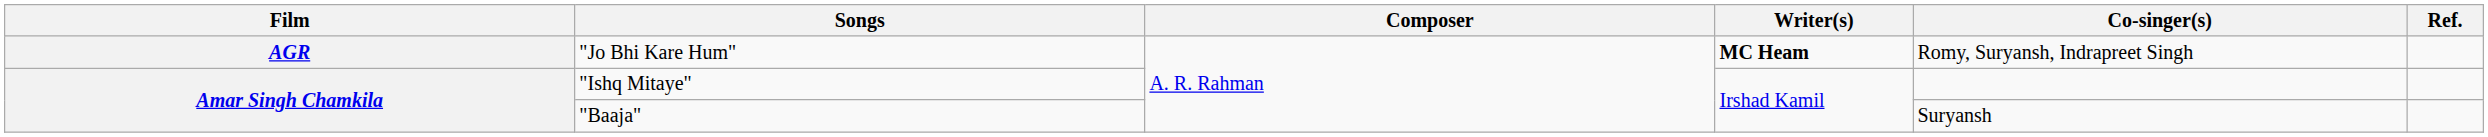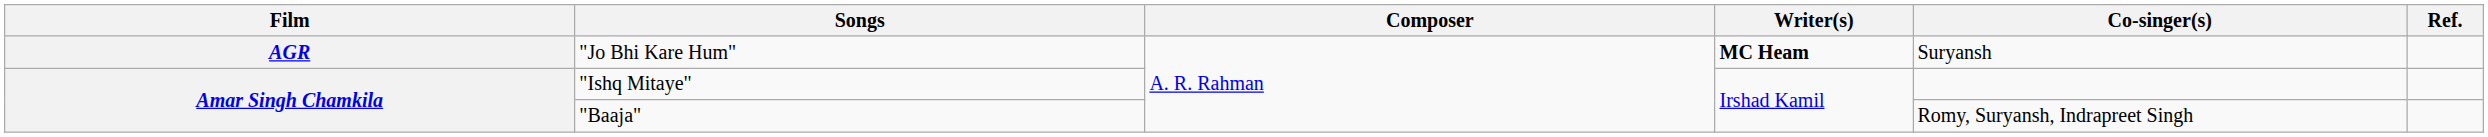(2055, 52) Romy, Suryansh, Indrapreet Singh -> (1955, 52) Suryansh
(1955, 115) Suryansh -> (2055, 115) Romy, Suryansh, Indrapreet Singh
